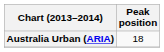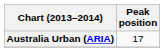(138, 39) 18 -> (138, 39) 17
